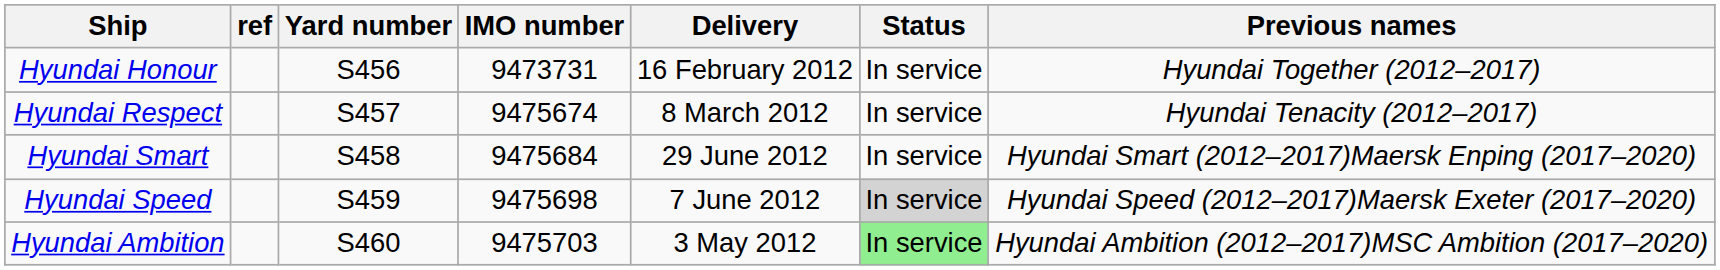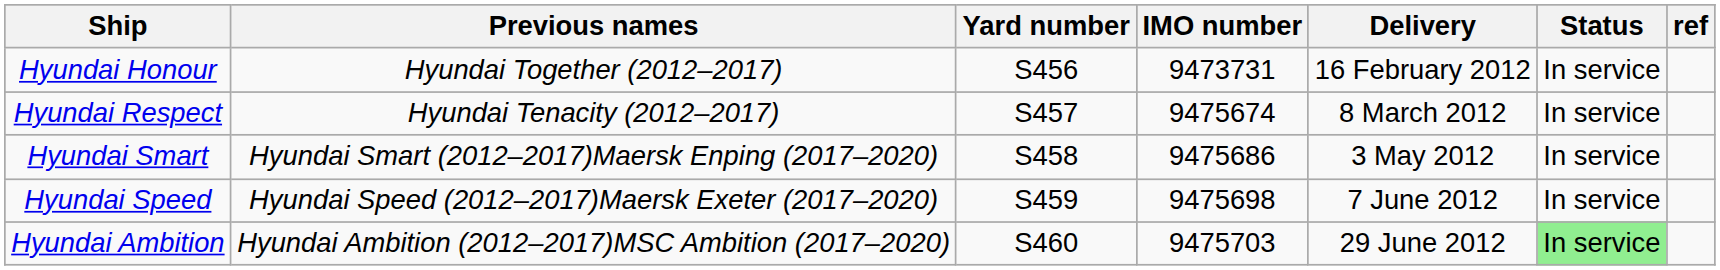columns swapped: (1352, 26) <-> (255, 26)
(544, 156) 9475684 -> (1222, 156) 9475686
(745, 156) 29 June 2012 -> (1423, 156) 3 May 2012
(924, 199) lightgrey background -> (1602, 199) no background
(745, 243) 3 May 2012 -> (1423, 243) 29 June 2012
